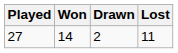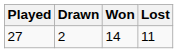columns swapped: (72, 15) <-> (114, 15)
